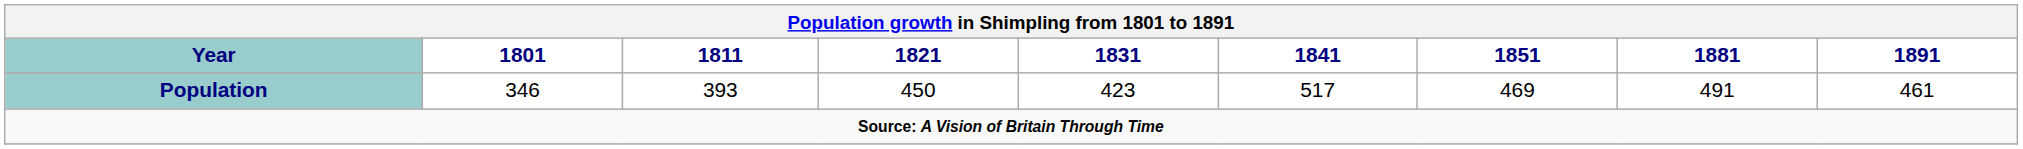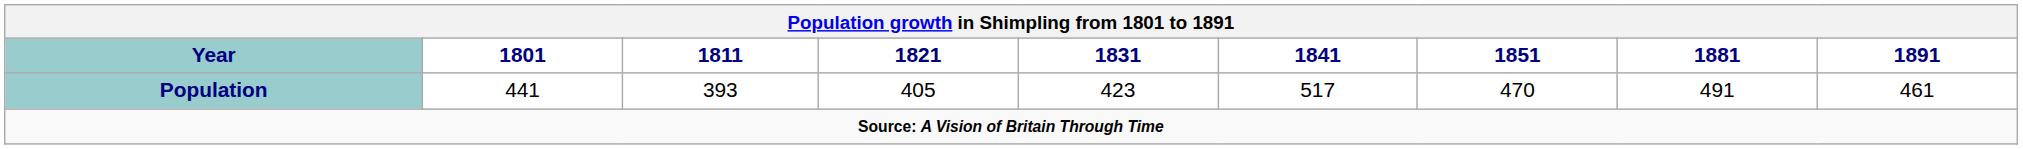(523, 90) 346 -> (523, 90) 441
(918, 90) 450 -> (918, 90) 405
(1517, 90) 469 -> (1517, 90) 470
